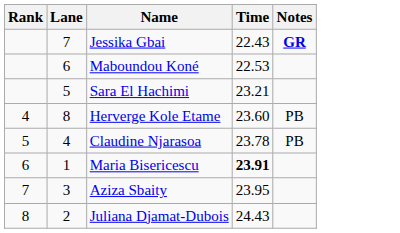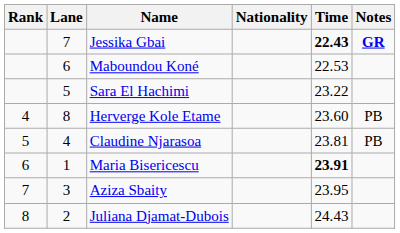+ column: (272, 17)
(253, 41) normal -> (331, 41) bold
(253, 91) 23.21 -> (331, 91) 23.22
(253, 141) 23.78 -> (331, 141) 23.81
